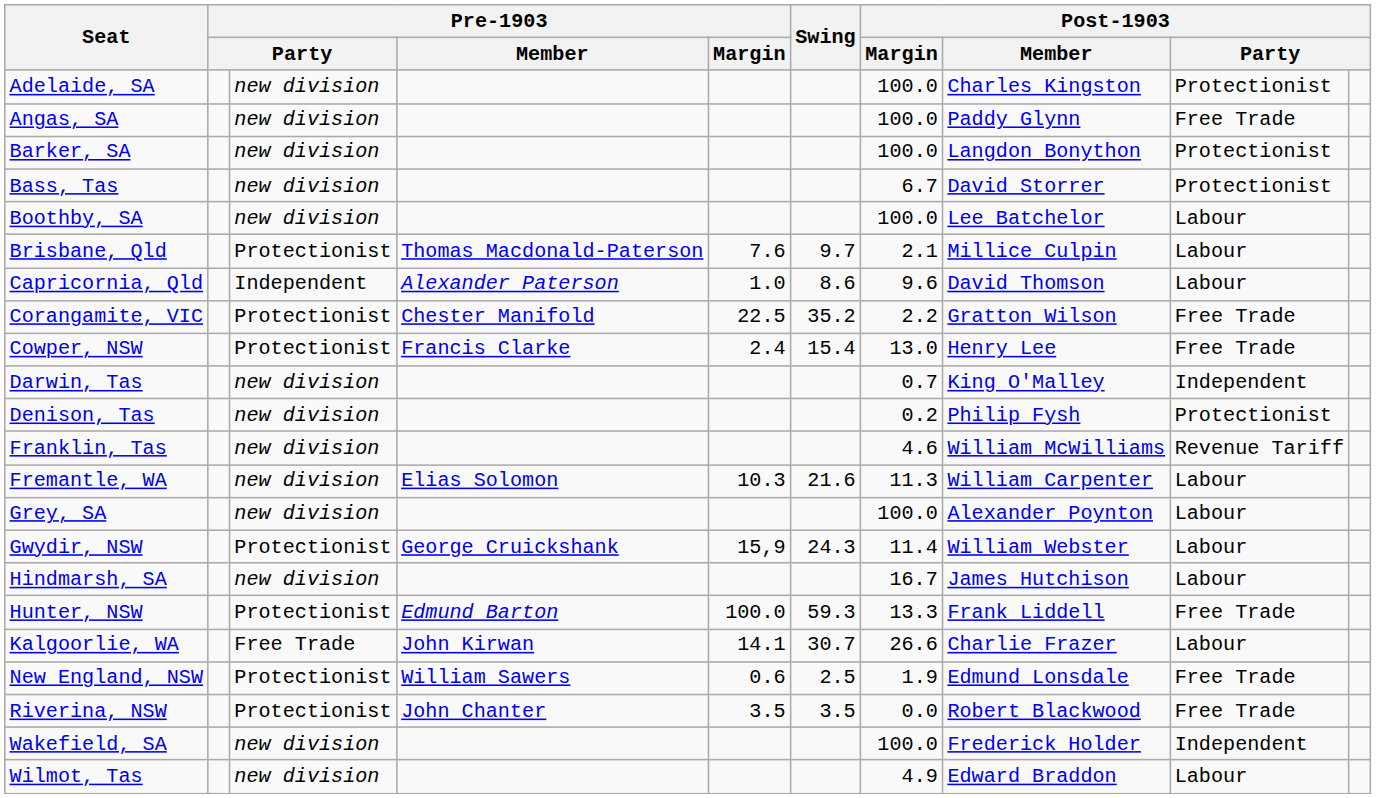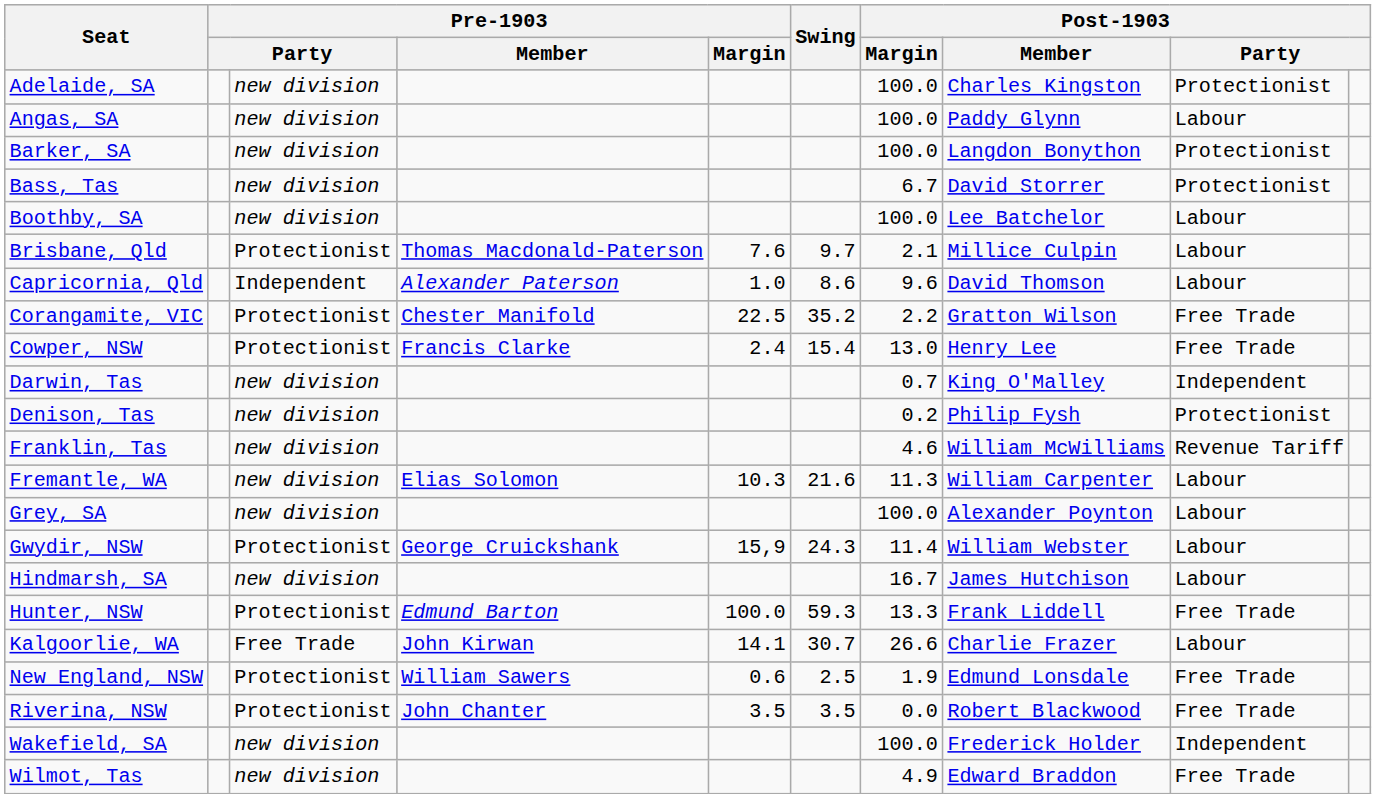(1235, 120) Free Trade -> (1211, 120) Labour
(1211, 777) Labour -> (1235, 777) Free Trade
